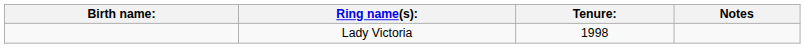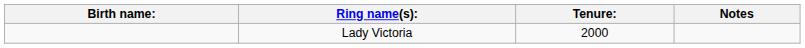(595, 33) 1998 -> (595, 33) 2000
